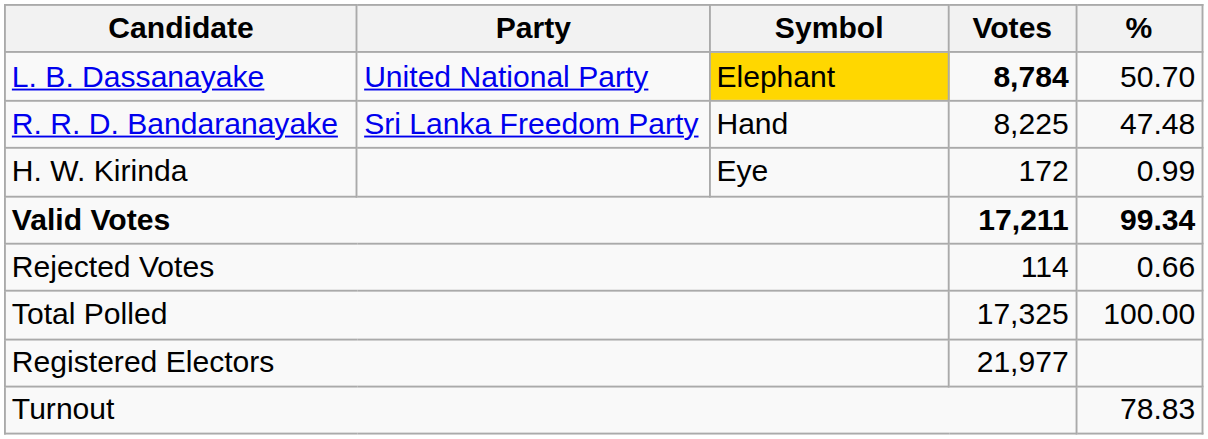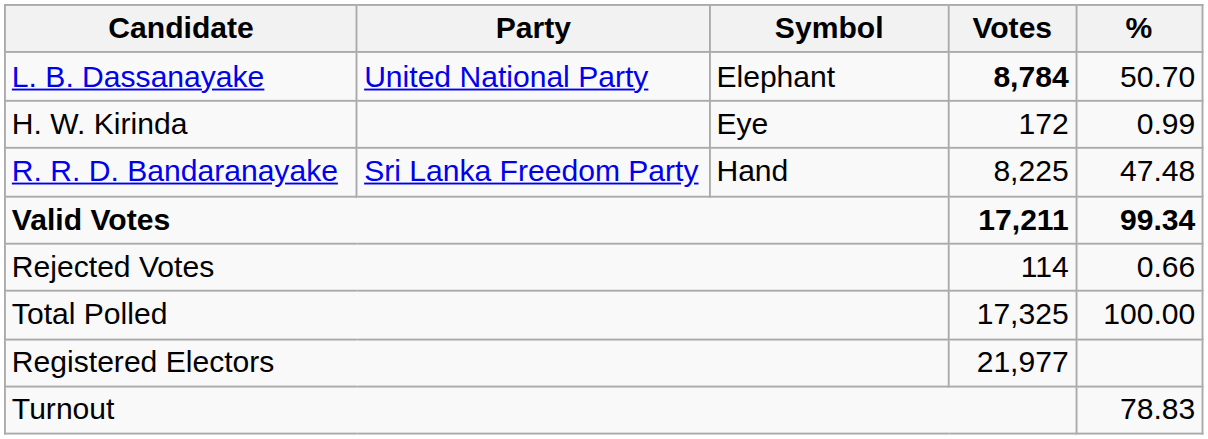(776, 76) gold background -> (776, 76) no background
rows swapped: (175, 123) <-> (100, 171)
